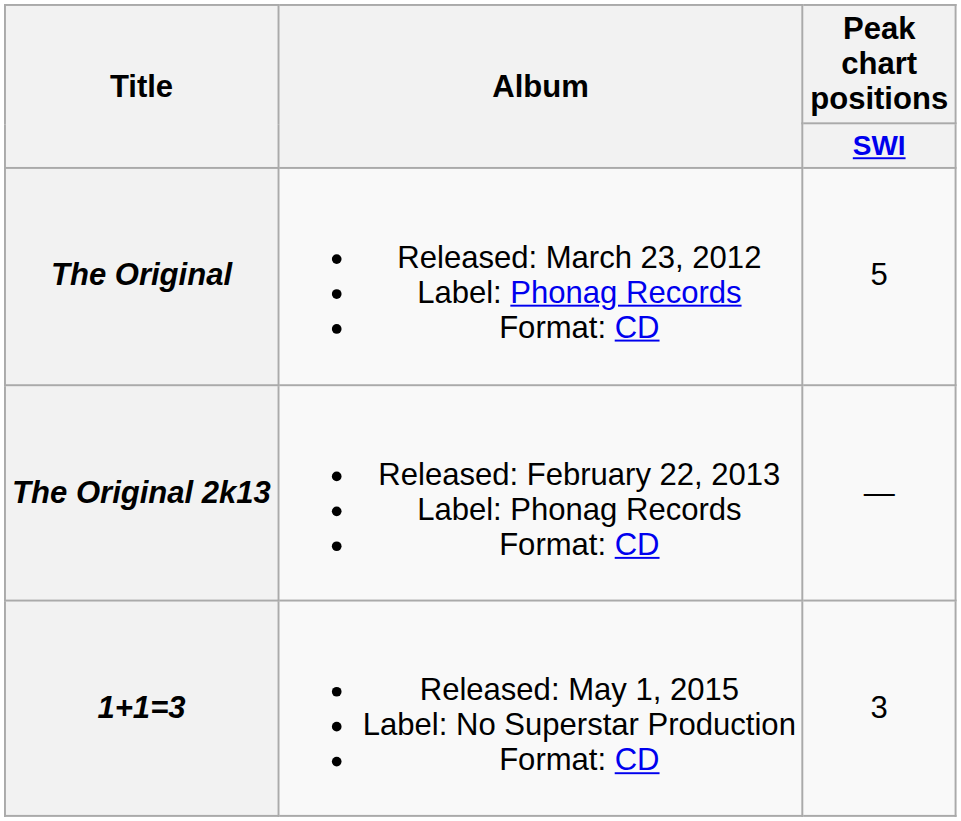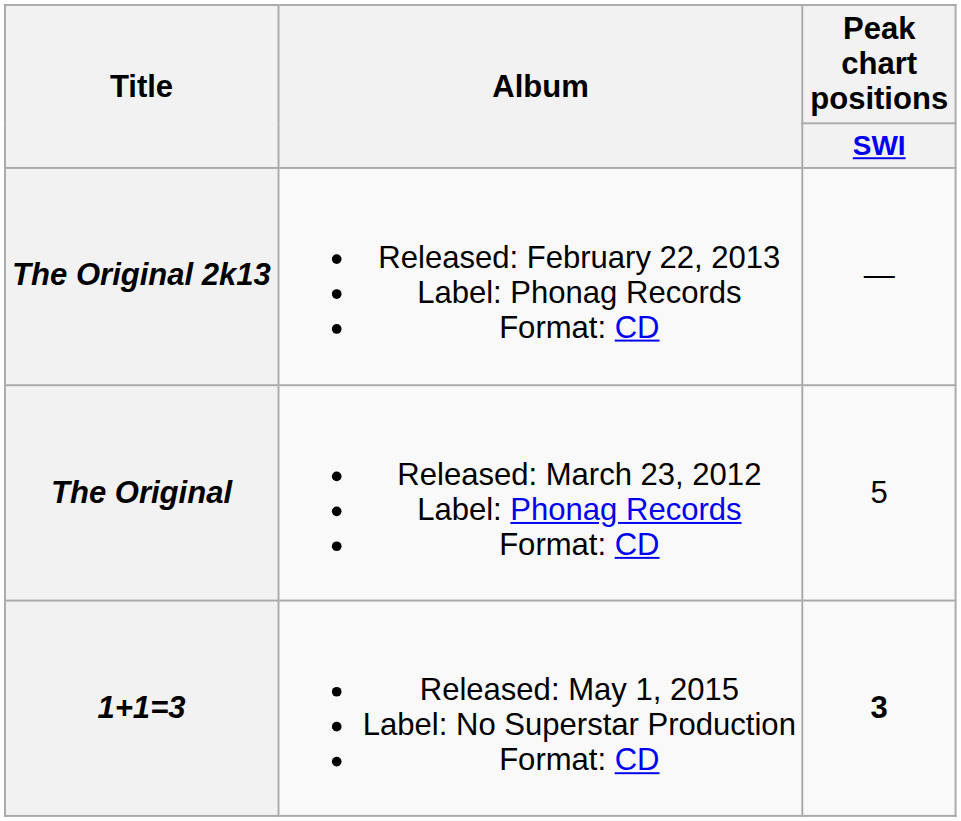rows swapped: (141, 275) <-> (142, 491)
(879, 707) normal -> (879, 707) bold
